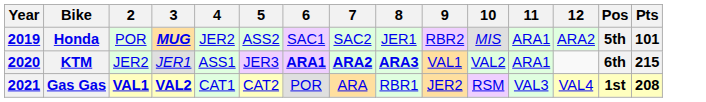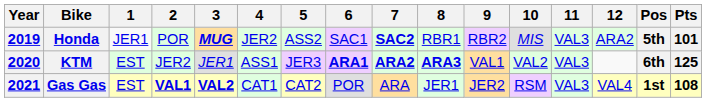+ column: (131, 16)
(352, 39) normal -> (395, 39) bold
(399, 39) JER1 -> (441, 39) RBR1
(531, 39) ARA1 -> (572, 39) VAL3
(531, 62) ARA1 -> (572, 62) VAL3
(647, 62) 215 -> (686, 62) 125
(399, 85) RBR1 -> (441, 85) JER1
(647, 85) 208 -> (686, 85) 108
